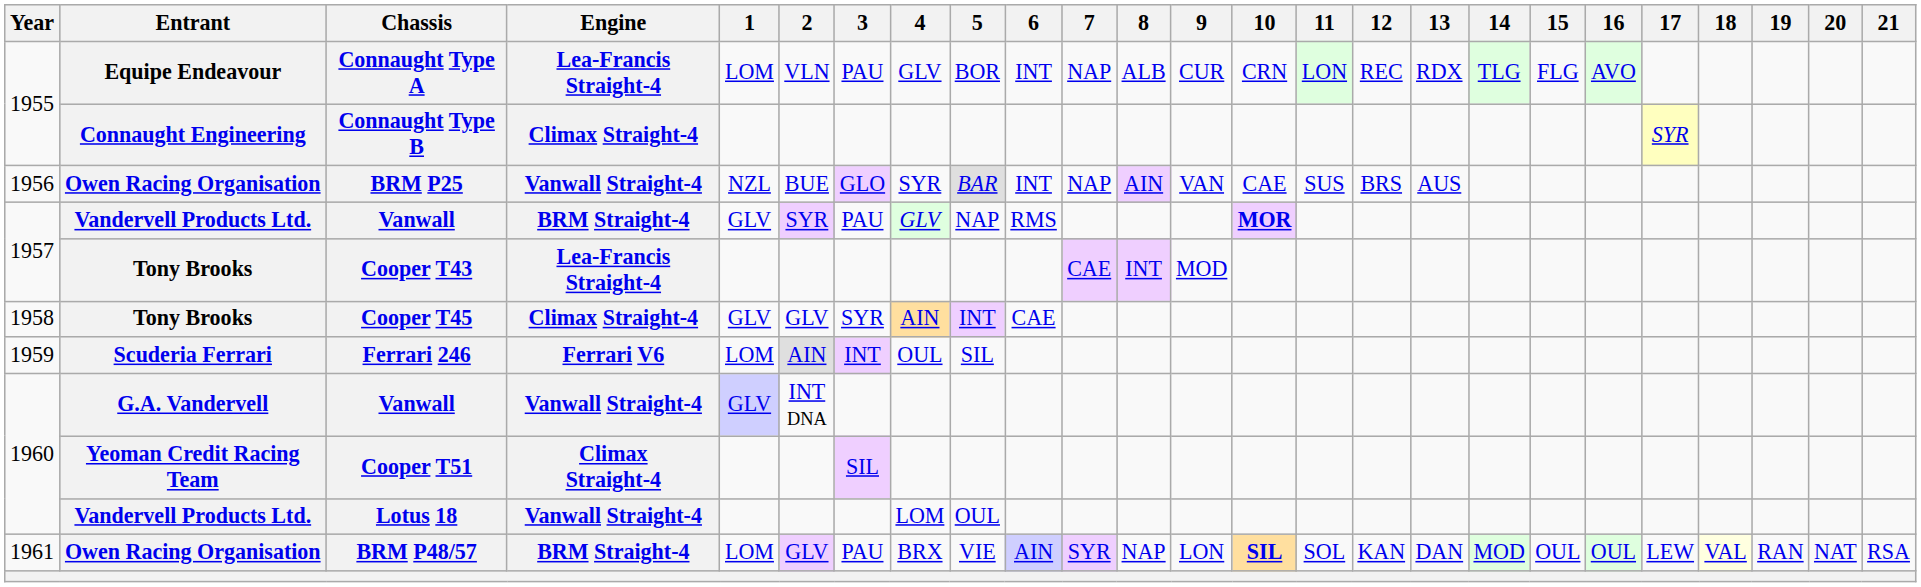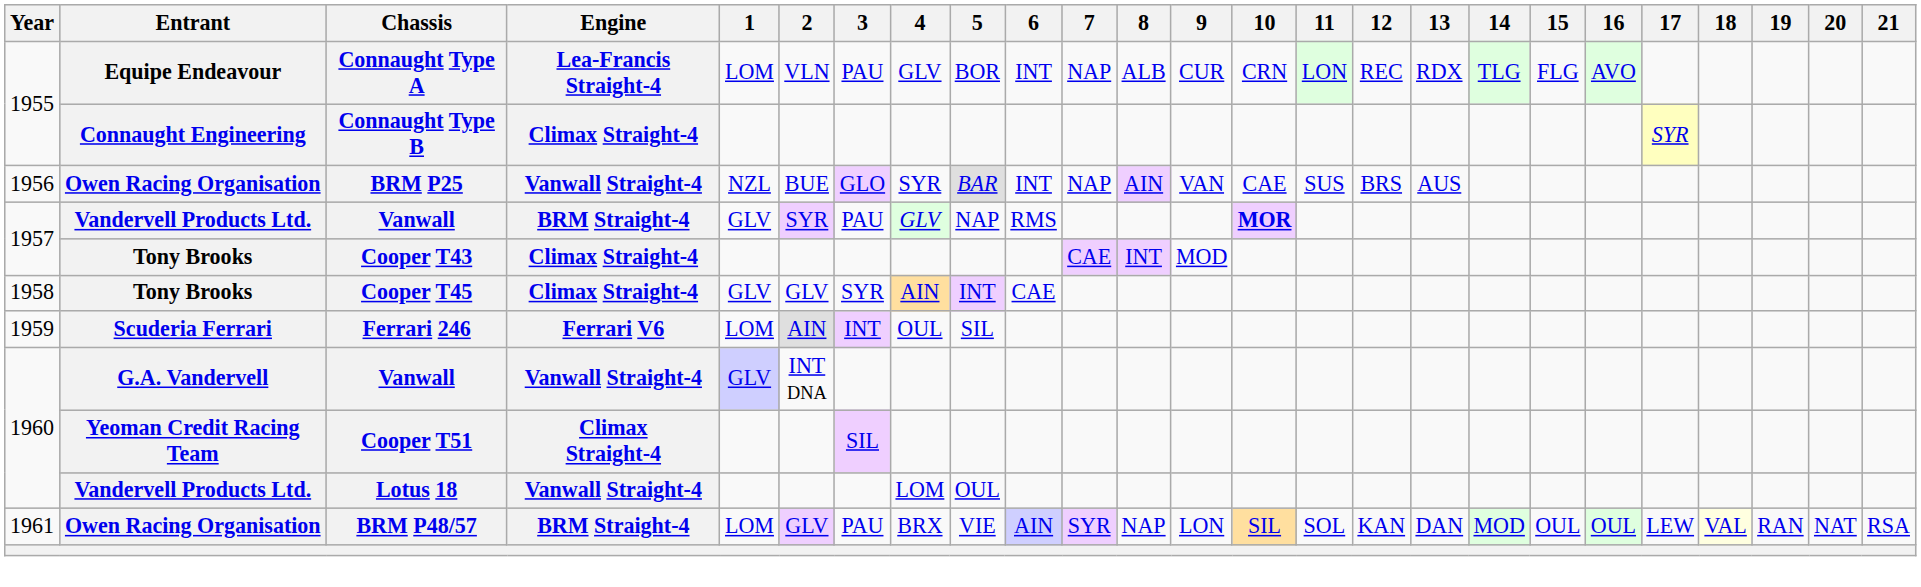(613, 269) Lea-Francis Straight-4 -> (613, 256) Climax Straight-4
(1265, 552) bold -> (1265, 526) normal
